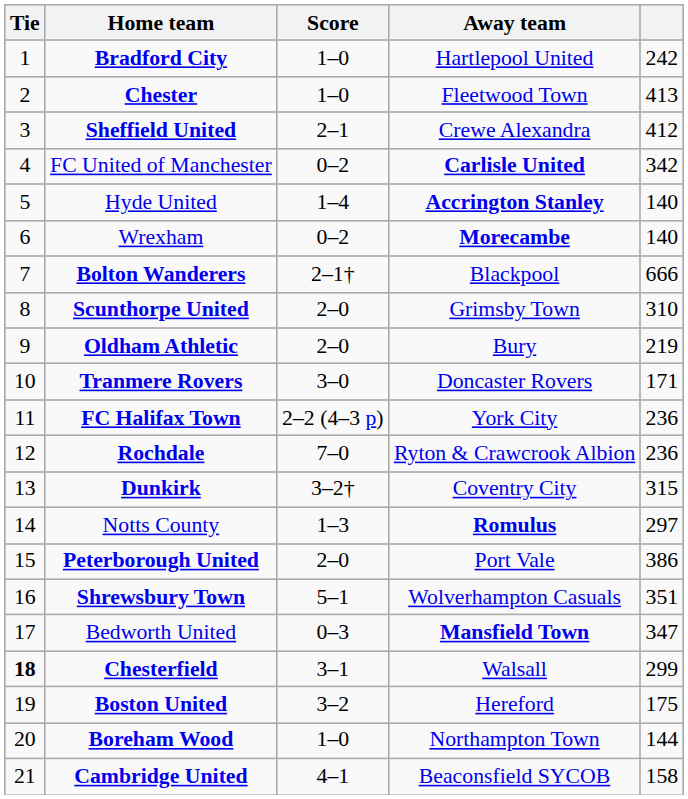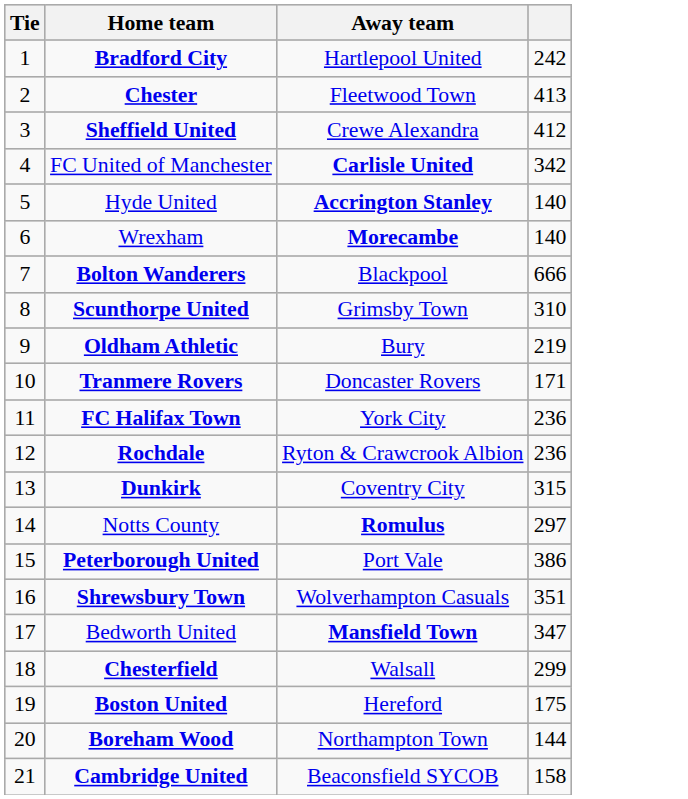- column: (333, 22)
(25, 668) bold -> (25, 668) normal
